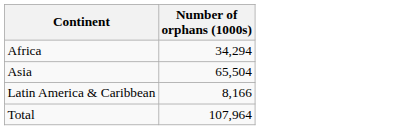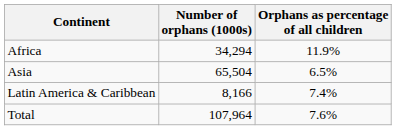+ column: (323, 22)
